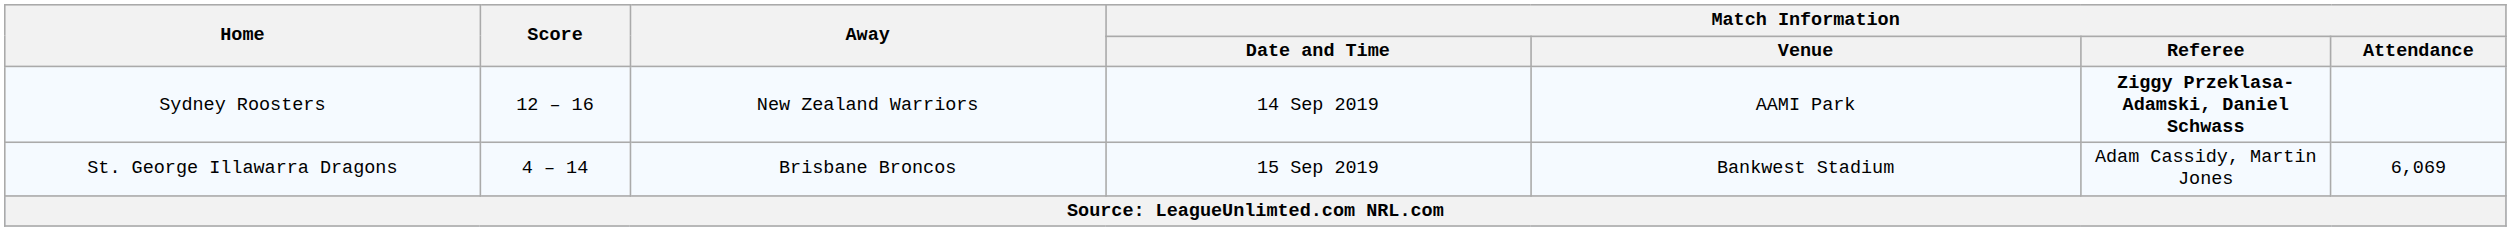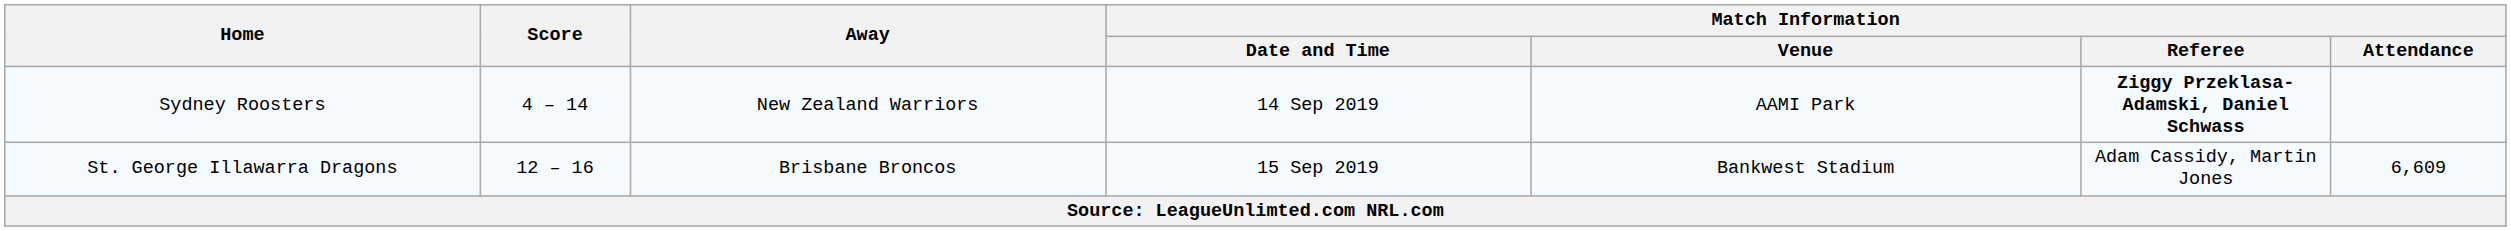(555, 104) 12 – 16 -> (555, 104) 4 – 14
(555, 168) 4 – 14 -> (555, 168) 12 – 16
(2418, 168) 6,069 -> (2418, 168) 6,609
